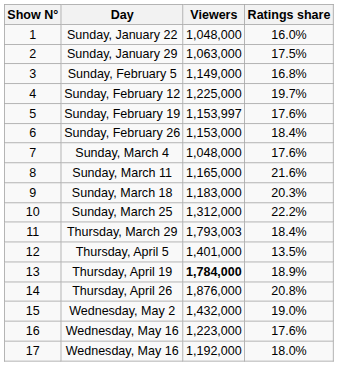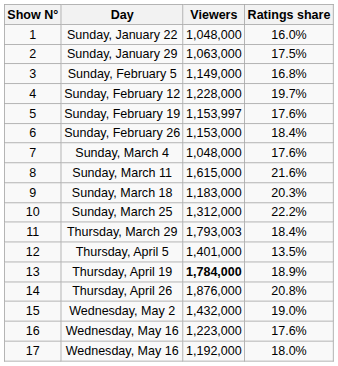(214, 94) 1,225,000 -> (214, 94) 1,228,000
(214, 173) 1,165,000 -> (214, 173) 1,615,000
